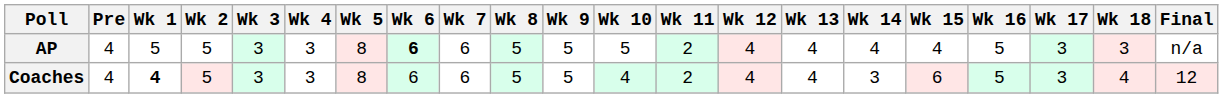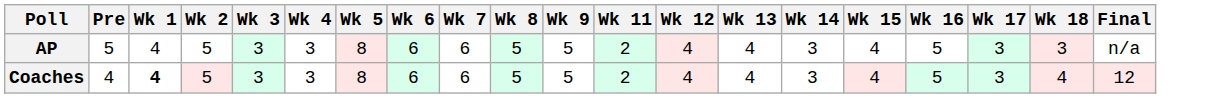- column: (625, 19)
(109, 49) 4 -> (109, 49) 5
(155, 49) 5 -> (155, 49) 4
(413, 49) bold -> (413, 49) normal
(875, 49) 4 -> (812, 49) 3
(937, 78) 6 -> (875, 78) 4
